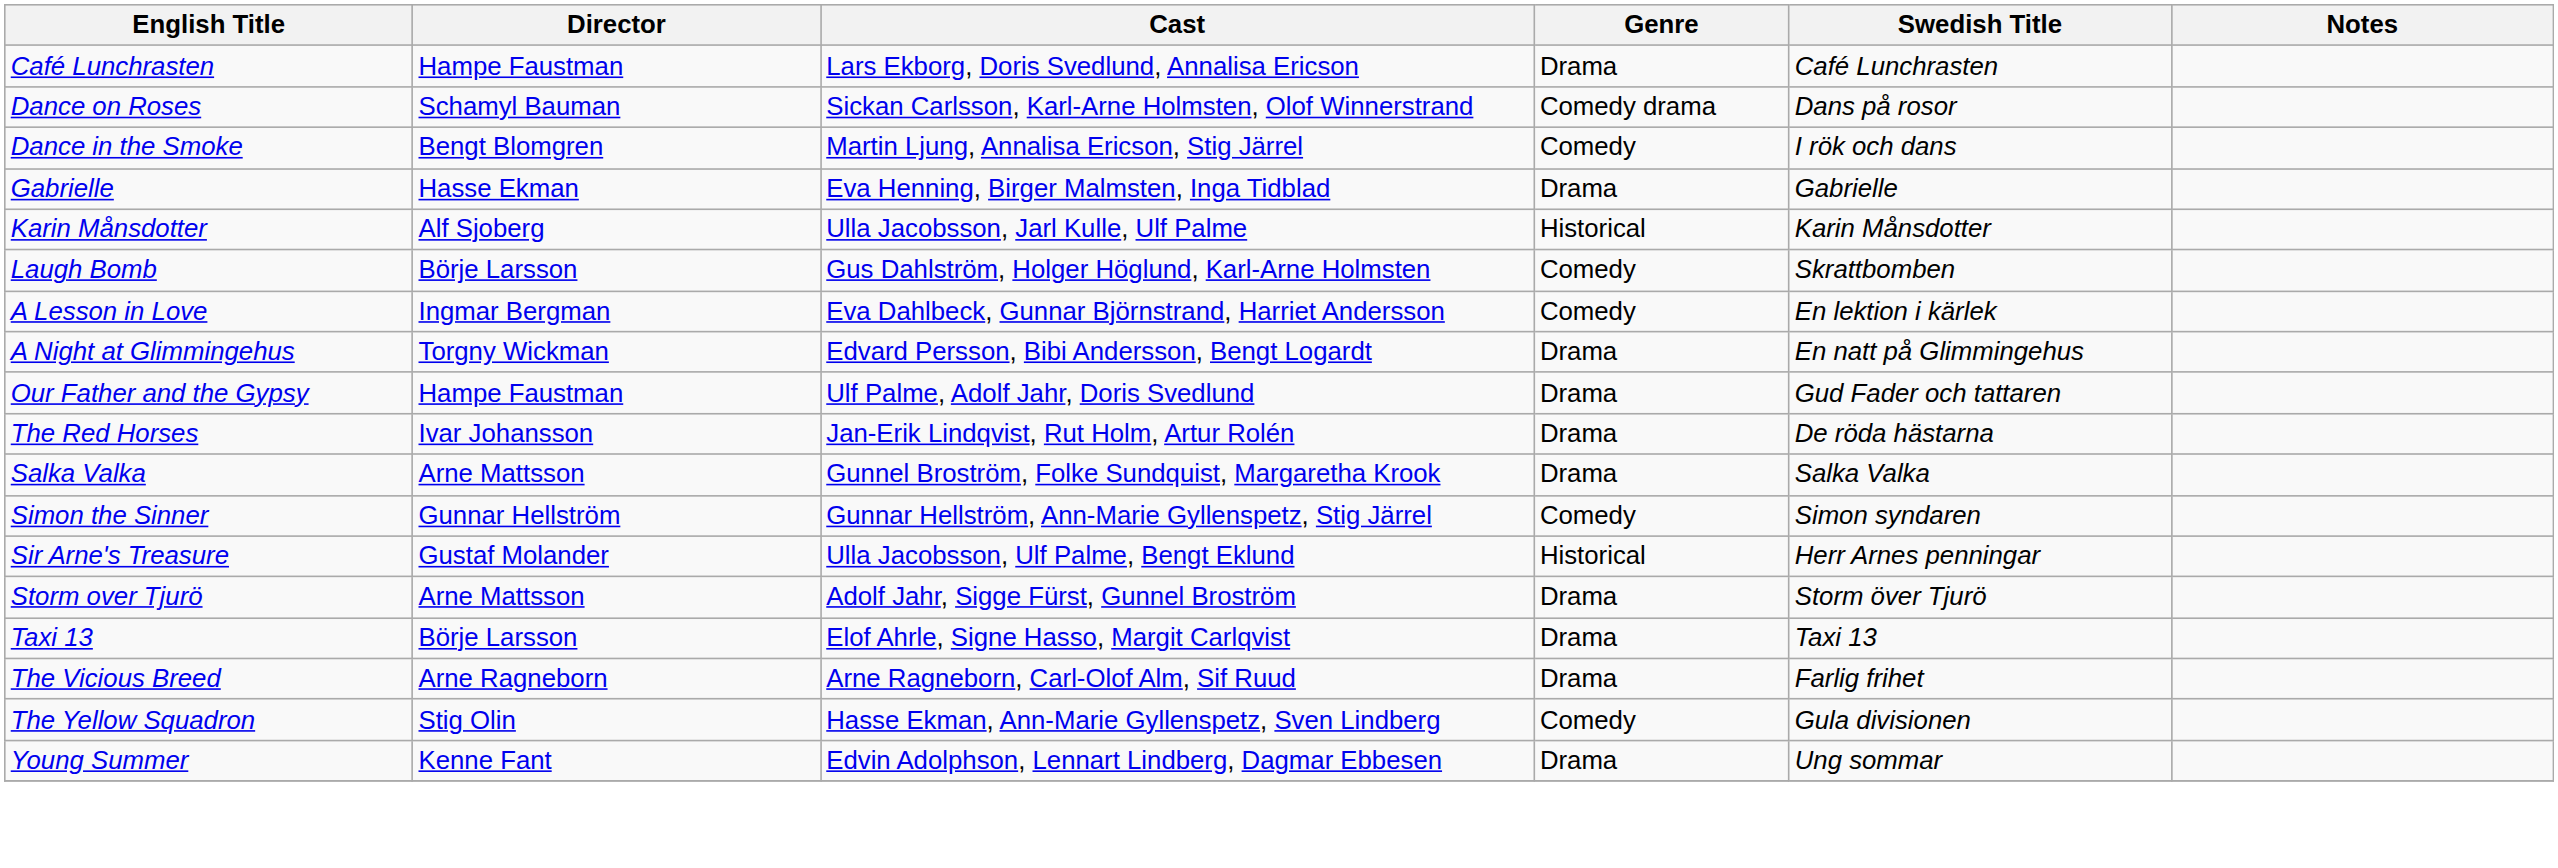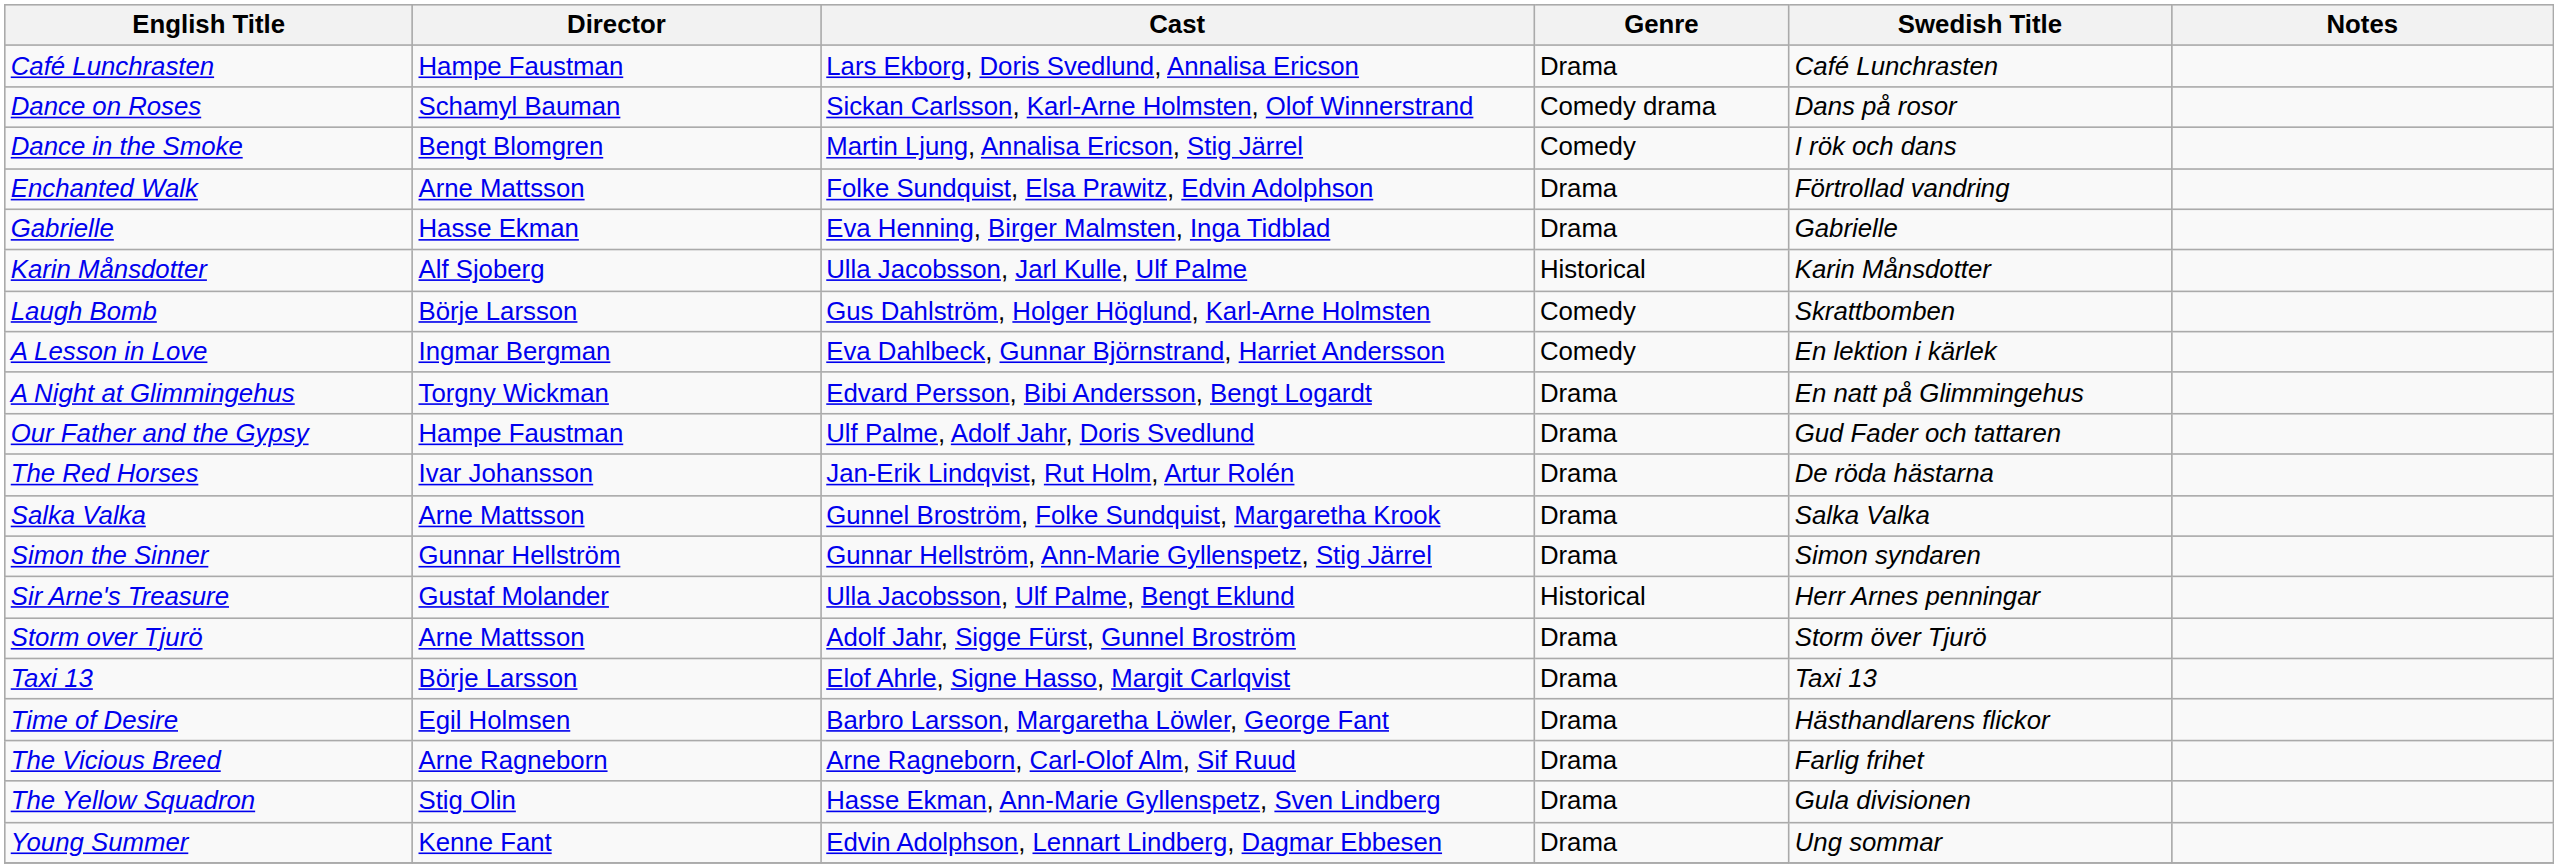+ row: (104, 188)
(1588, 515) Comedy -> (1579, 556) Drama
+ row: (94, 719)
(1588, 719) Comedy -> (1579, 801) Drama
